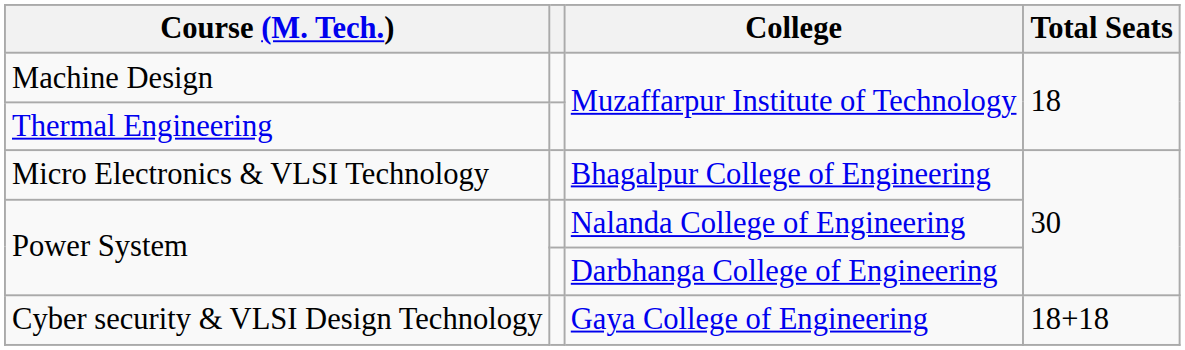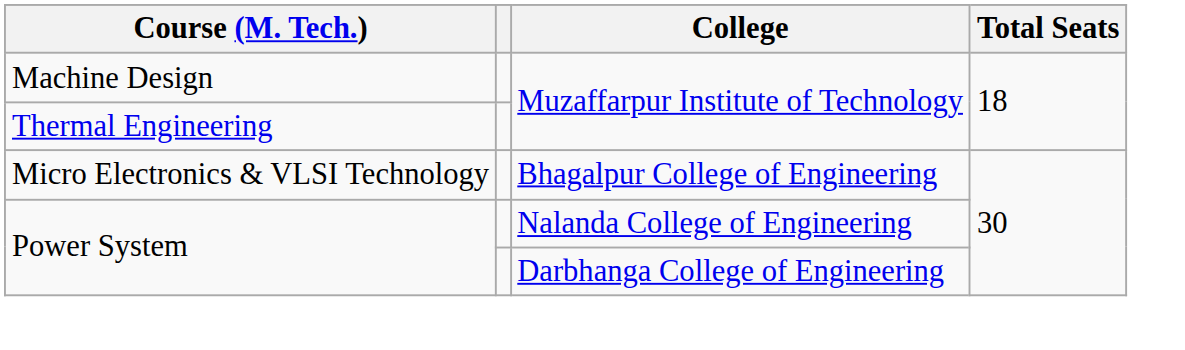- row: (277, 319)
